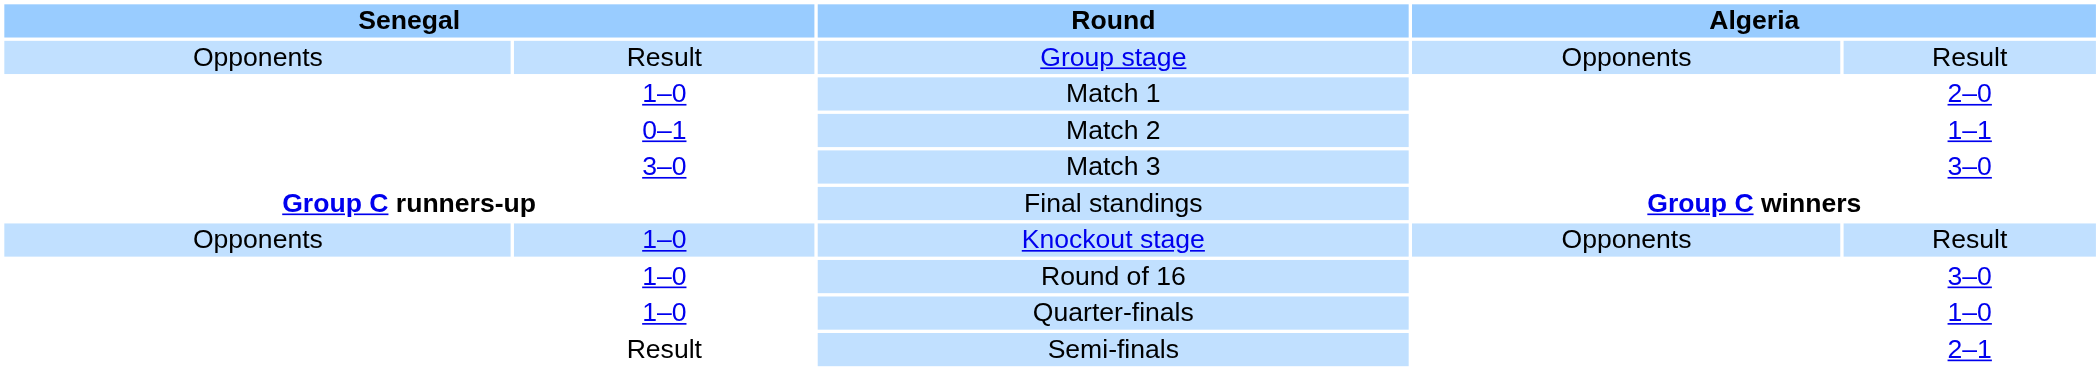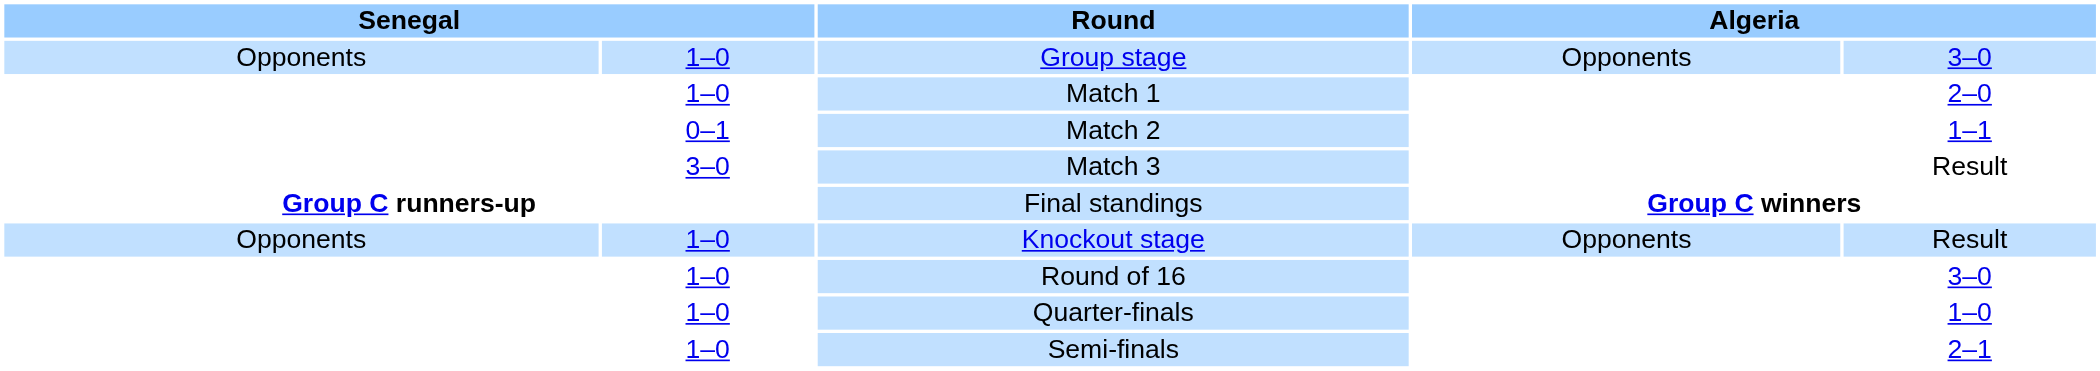(664, 57) Result -> (708, 57) 1–0
(1970, 57) Result -> (1970, 57) 3–0
(1970, 166) 3–0 -> (1970, 166) Result
(664, 349) Result -> (708, 349) 1–0
